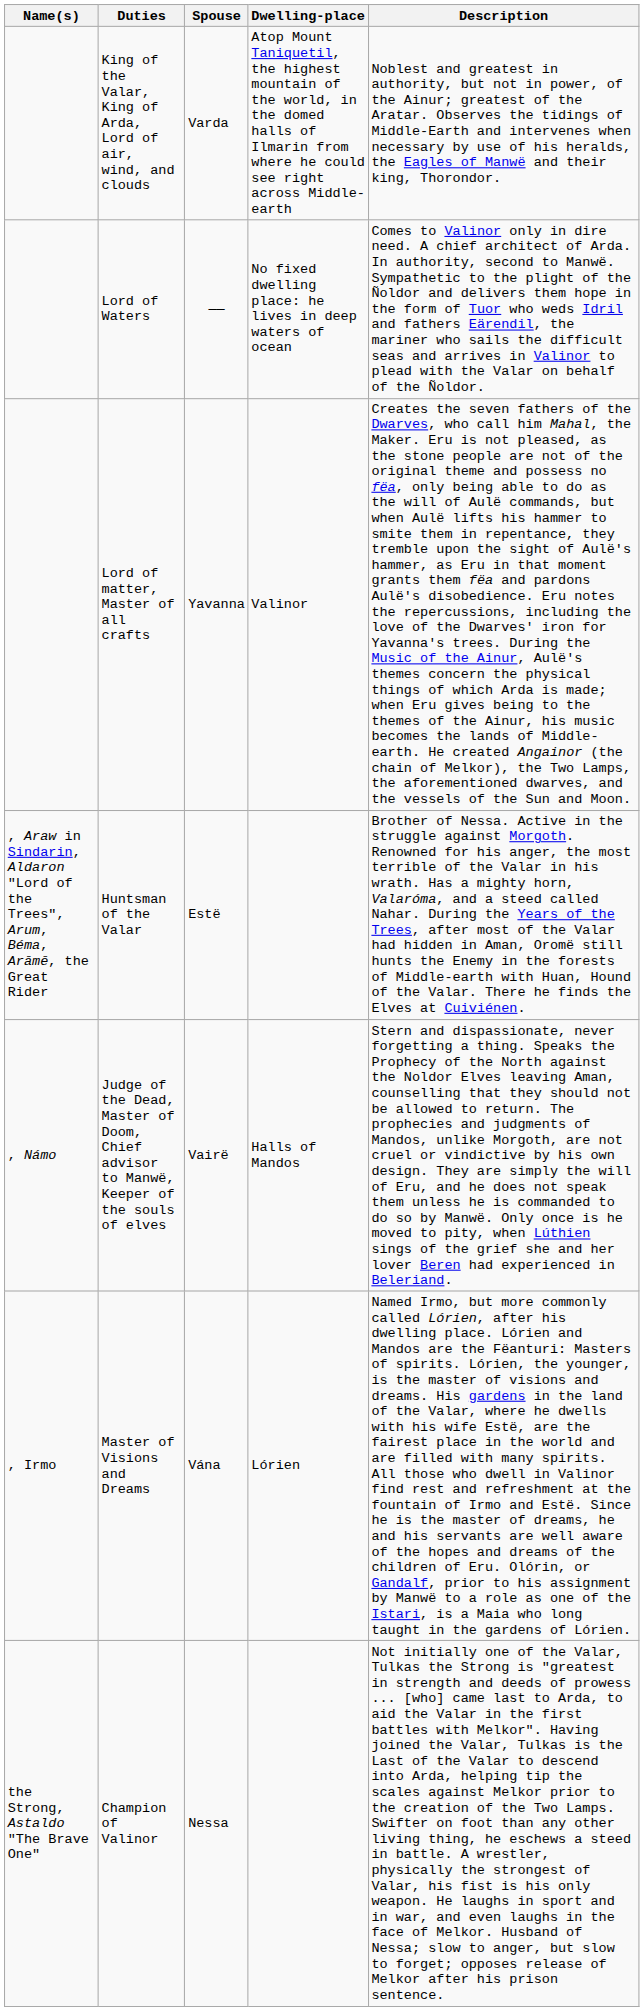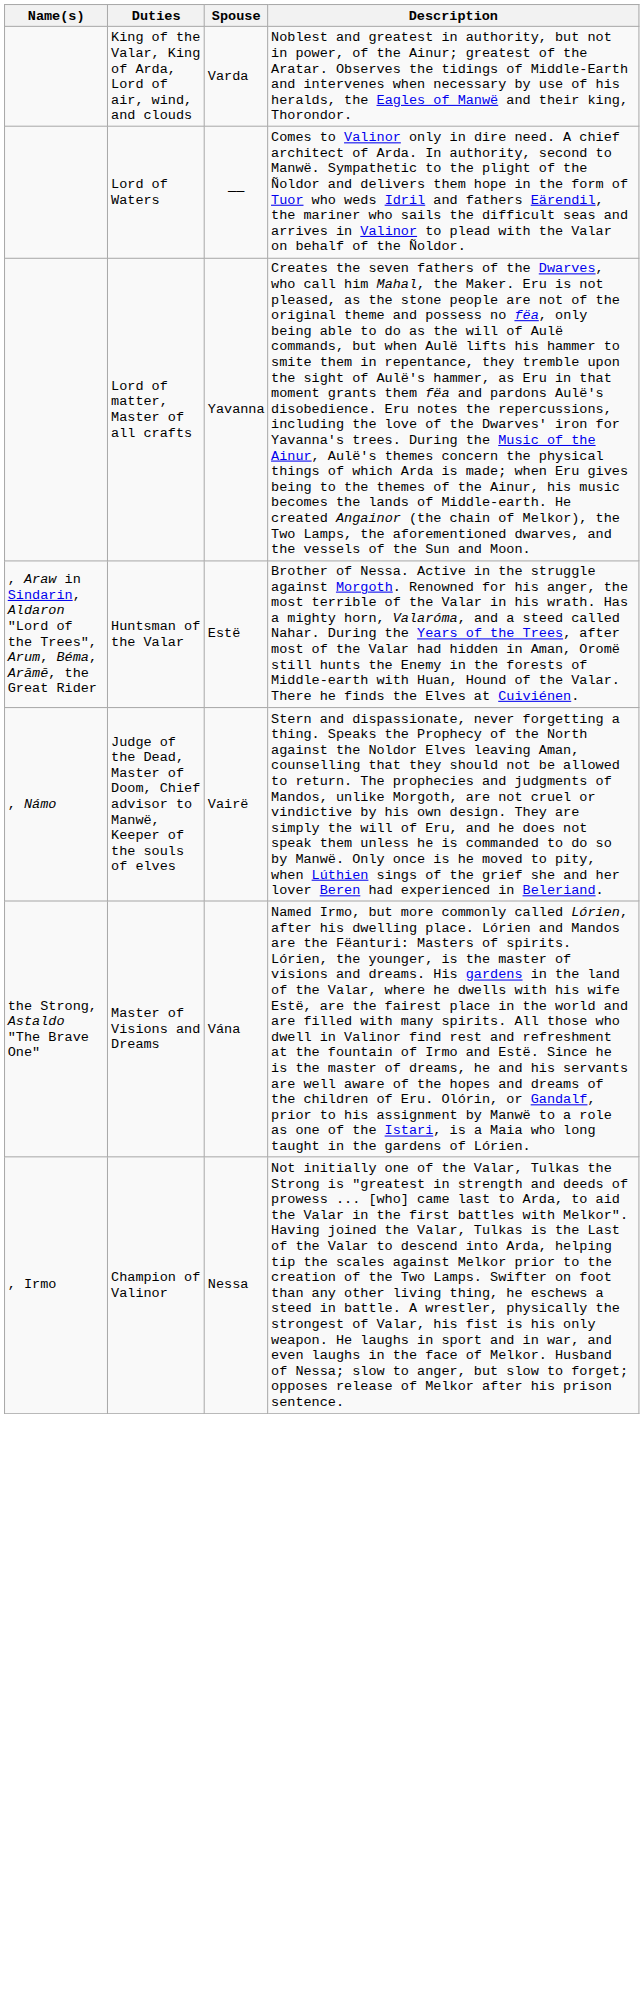- column: (308, 16)
(32, 1466) , Irmo -> (52, 1029) the Strong, Astaldo "The Brave One"
(48, 1823) the Strong, Astaldo "The Brave One" -> (32, 1285) , Irmo
